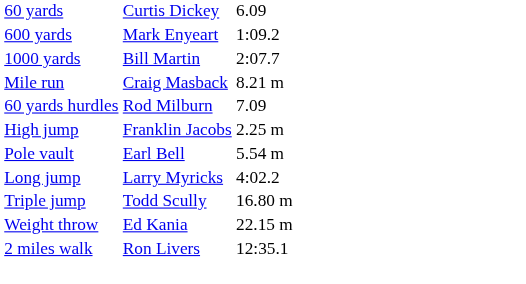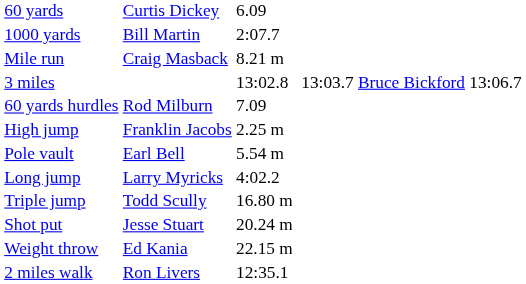- row: (38, 34)
+ row: (29, 82)
+ row: (33, 224)
